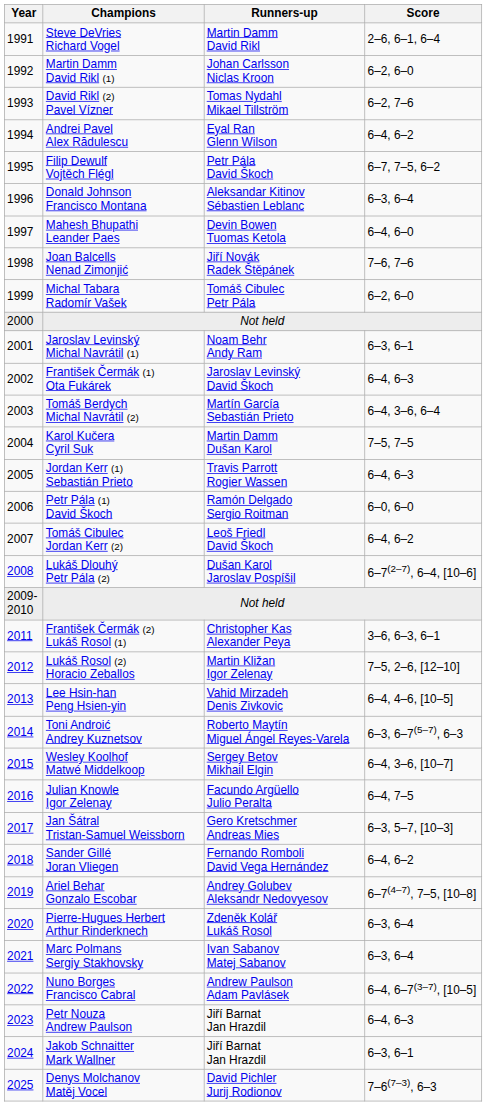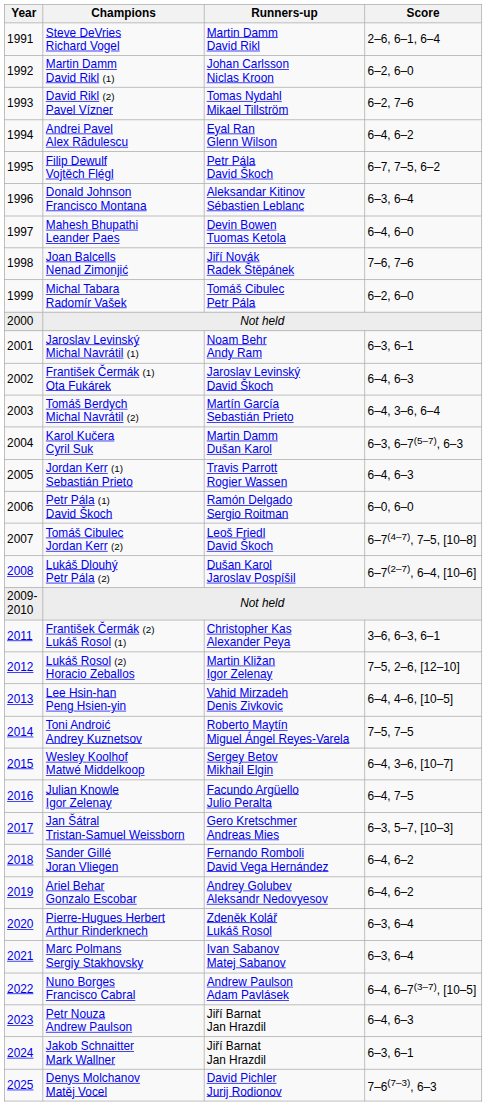(391, 443) 7–5, 7–5 -> (415, 443) 6–3, 6–7(5–7), 6–3
(391, 539) 6–4, 6–2 -> (422, 539) 6–7(4–7), 7–5, [10–8]
(415, 732) 6–3, 6–7(5–7), 6–3 -> (391, 732) 7–5, 7–5
(422, 892) 6–7(4–7), 7–5, [10–8] -> (391, 892) 6–4, 6–2
